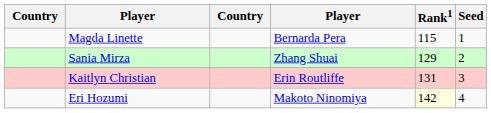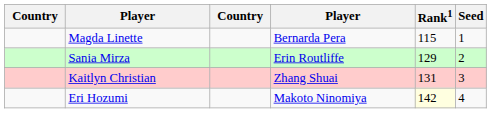(306, 58) Zhang Shuai -> (309, 58) Erin Routliffe
(309, 78) Erin Routliffe -> (306, 78) Zhang Shuai
